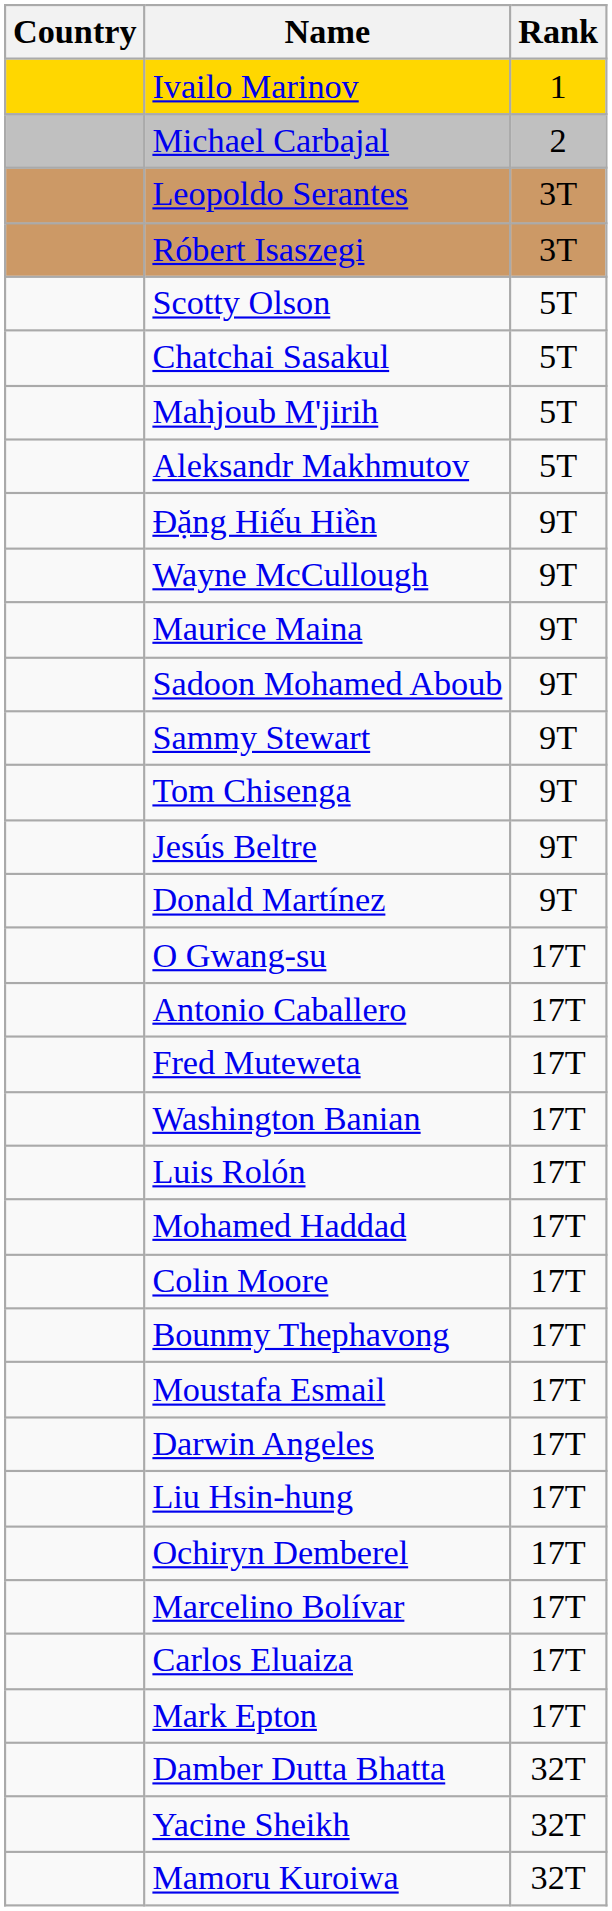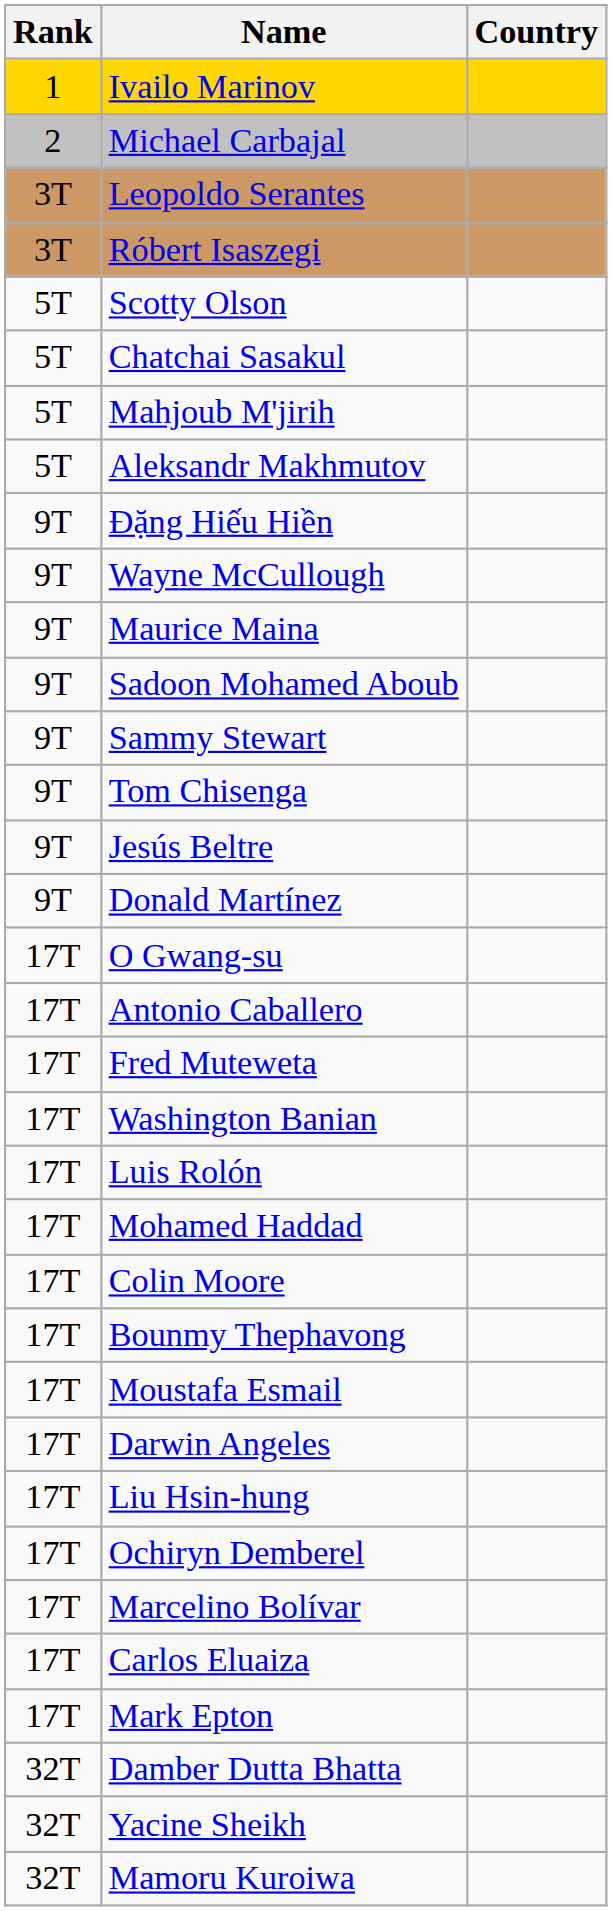columns swapped: (558, 31) <-> (75, 31)
